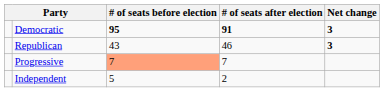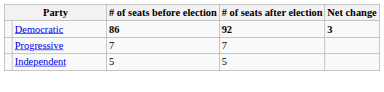(114, 29) 95 -> (114, 29) 86
(227, 29) 91 -> (227, 29) 92
- row: (38, 45)
(112, 62) lightsalmon background -> (112, 45) no background
(224, 78) 2 -> (224, 62) 5
